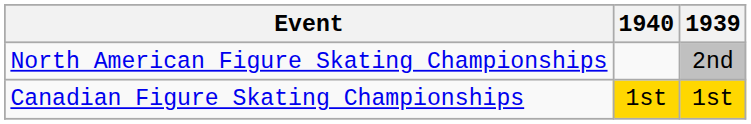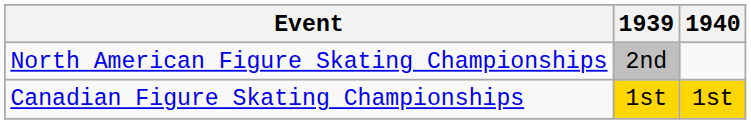columns swapped: (713, 24) <-> (646, 24)
